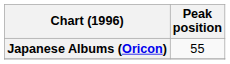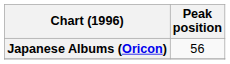(197, 48) 55 -> (197, 48) 56
